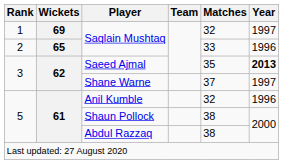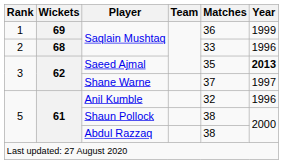(209, 30) 32 -> (209, 30) 36
(264, 30) 1997 -> (264, 30) 1999
(59, 47) 65 -> (59, 47) 68
